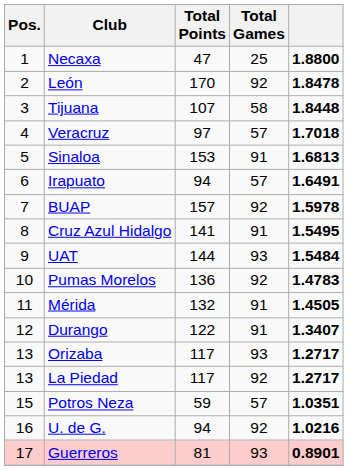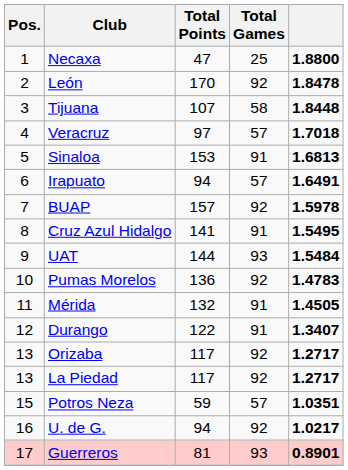(259, 354) 93 -> (259, 354) 92
(316, 428) 1.0216 -> (316, 428) 1.0217
